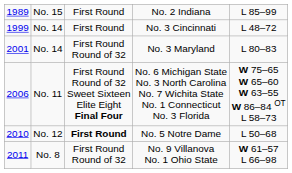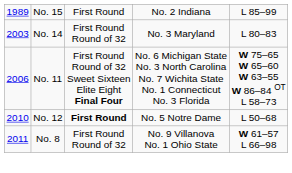- row: (181, 28)
(18, 49) 2001 -> (18, 33) 2003
